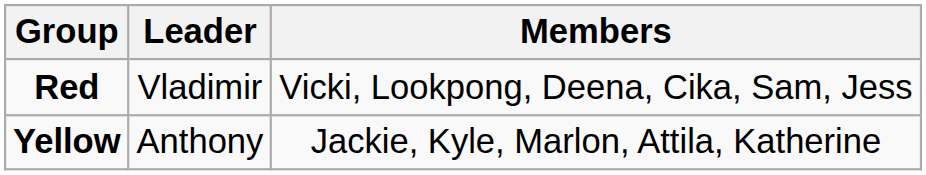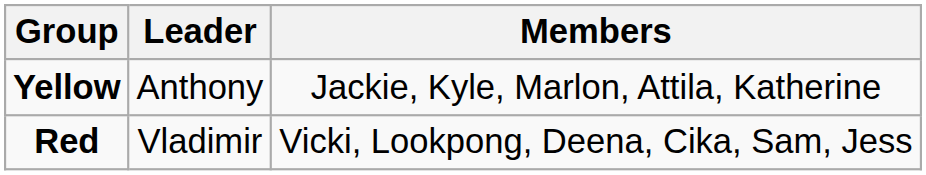rows swapped: (67, 141) <-> (67, 86)
